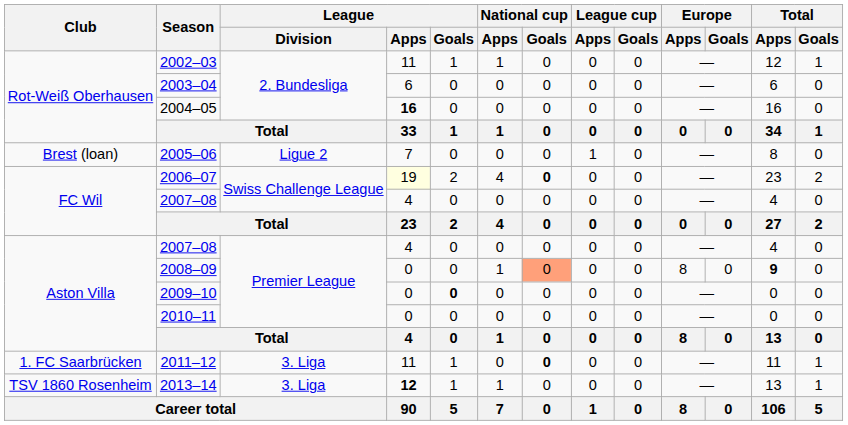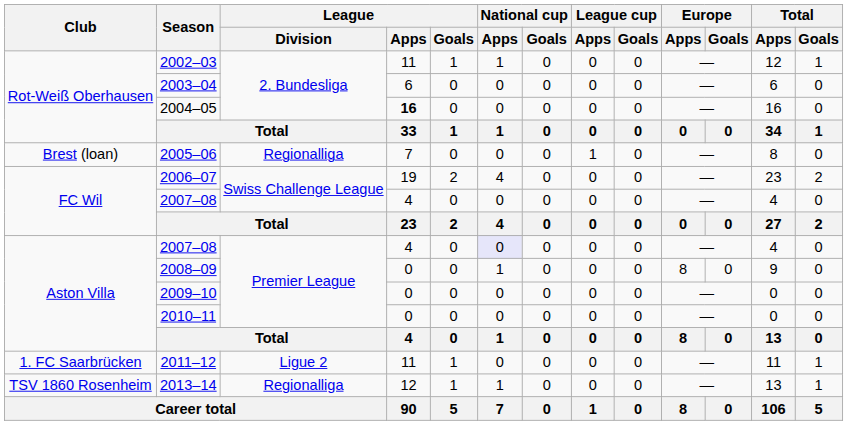(303, 154) Ligue 2 -> (303, 154) Regionalliga
(409, 177) lightyellow background -> (409, 177) no background
(547, 177) bold -> (547, 177) normal
(500, 246) no background -> (500, 246) lavender background
(547, 270) lightsalmon background -> (547, 270) no background
(773, 270) bold -> (773, 270) normal
(454, 293) bold -> (454, 293) normal
(303, 362) 3. Liga -> (303, 362) Ligue 2
(547, 362) bold -> (547, 362) normal
(303, 385) 3. Liga -> (303, 385) Regionalliga
(409, 385) bold -> (409, 385) normal
